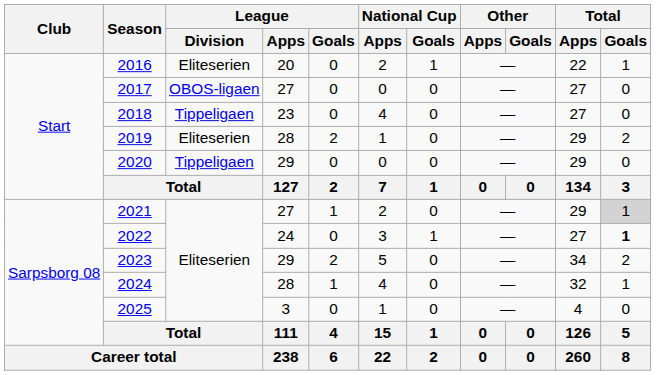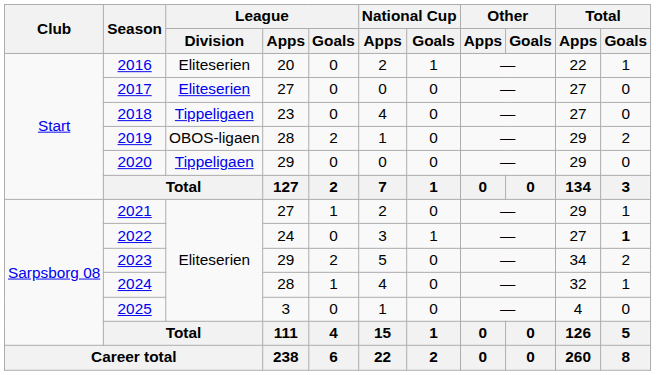(214, 89) OBOS-ligaen -> (214, 89) Eliteserien
(214, 138) Eliteserien -> (214, 138) OBOS-ligaen
(626, 211) lightgrey background -> (626, 211) no background
